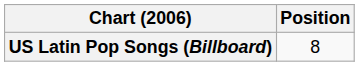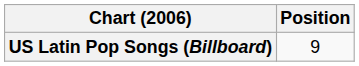(315, 46) 8 -> (315, 46) 9
